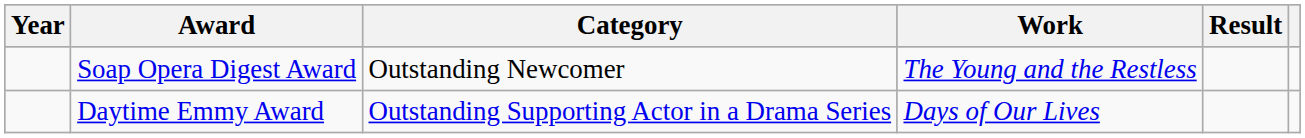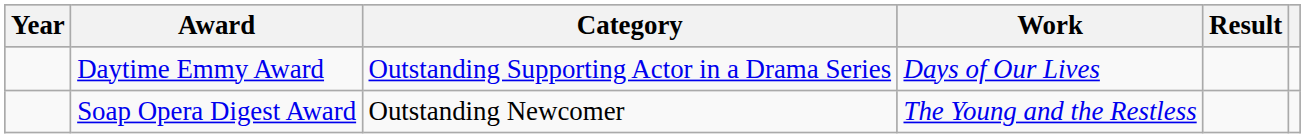rows swapped: (217, 68) <-> (201, 111)
